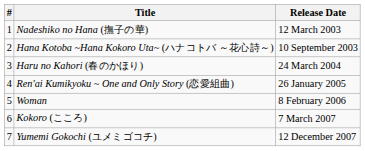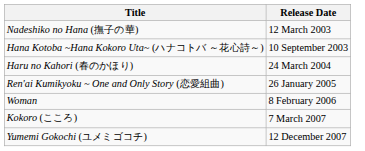- column: (9, 12)
